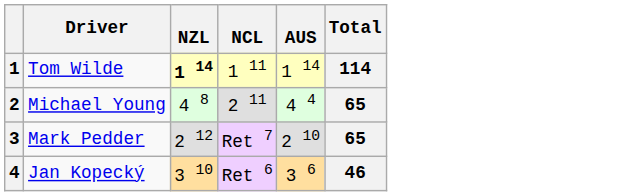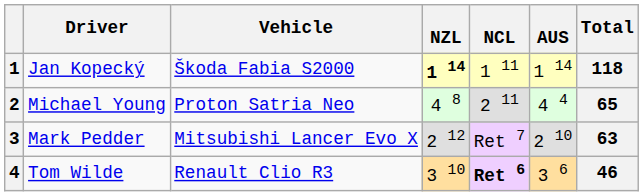+ column: (296, 29)
(76, 71) Tom Wilde -> (86, 71) Jan Kopecký
(355, 71) 114 -> (607, 71) 118
(355, 140) 65 -> (607, 140) 63
(86, 174) Jan Kopecký -> (76, 174) Tom Wilde
(247, 174) normal -> (499, 174) bold
